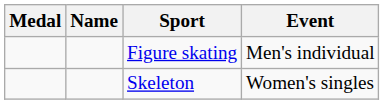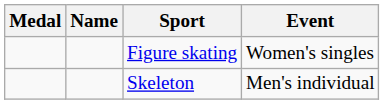(310, 52) Men's individual -> (310, 52) Women's singles
(310, 83) Women's singles -> (310, 83) Men's individual
